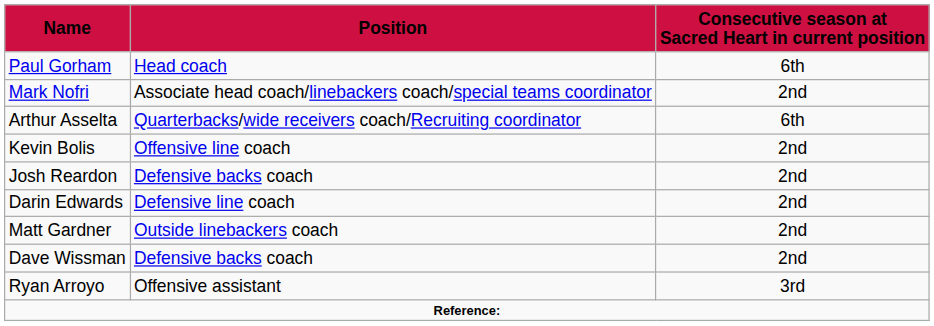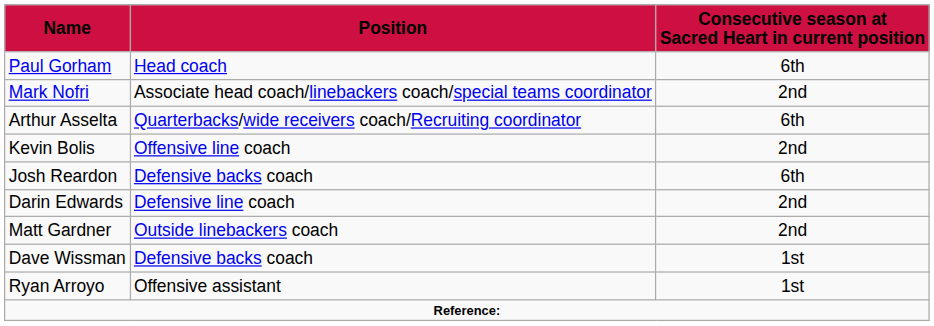(793, 176) 2nd -> (793, 176) 6th
(793, 258) 2nd -> (793, 258) 1st
(793, 286) 3rd -> (793, 286) 1st
